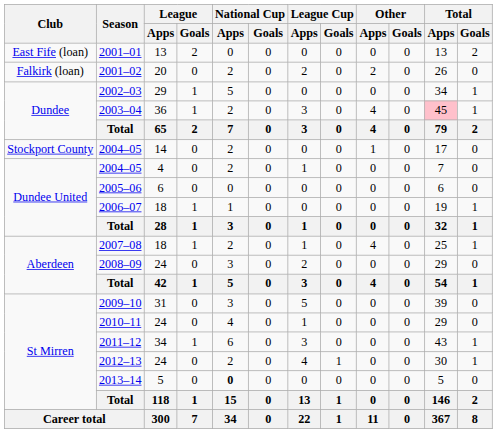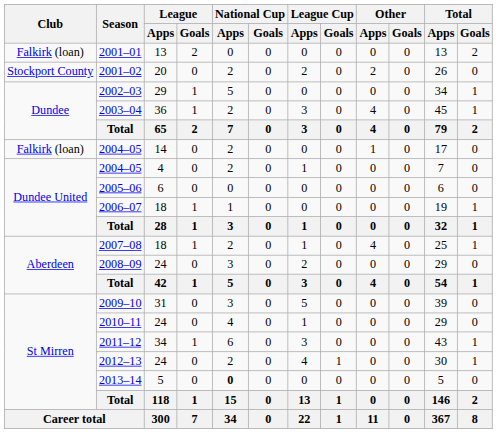(50, 52) East Fife (loan) -> (50, 52) Falkirk (loan)
(50, 71) Falkirk (loan) -> (50, 71) Stockport County
(441, 110) pink background -> (441, 110) no background
(50, 149) Stockport County -> (50, 149) Falkirk (loan)
